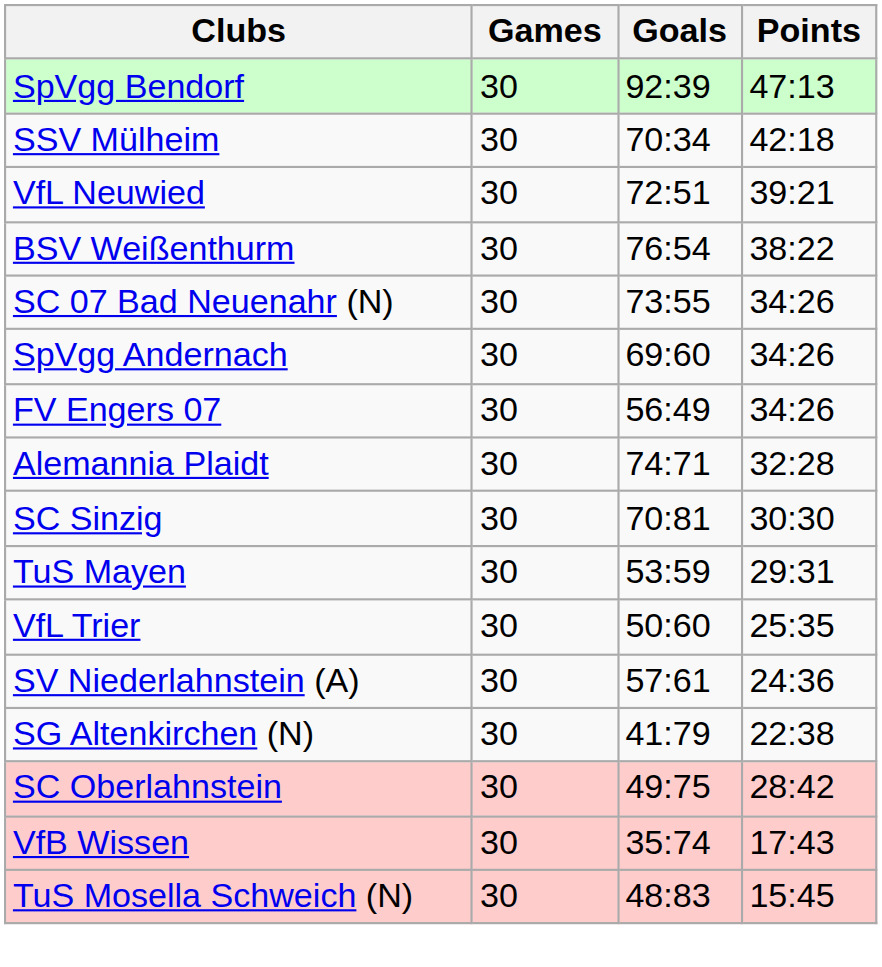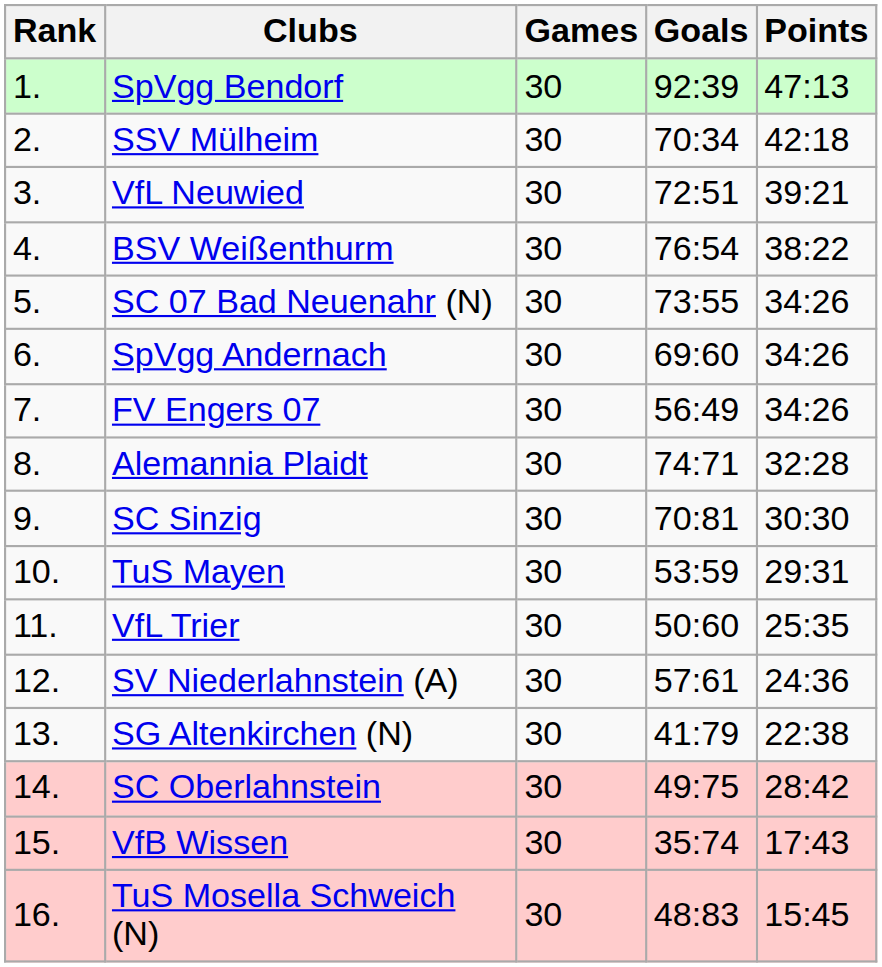+ column: (55, 31)
